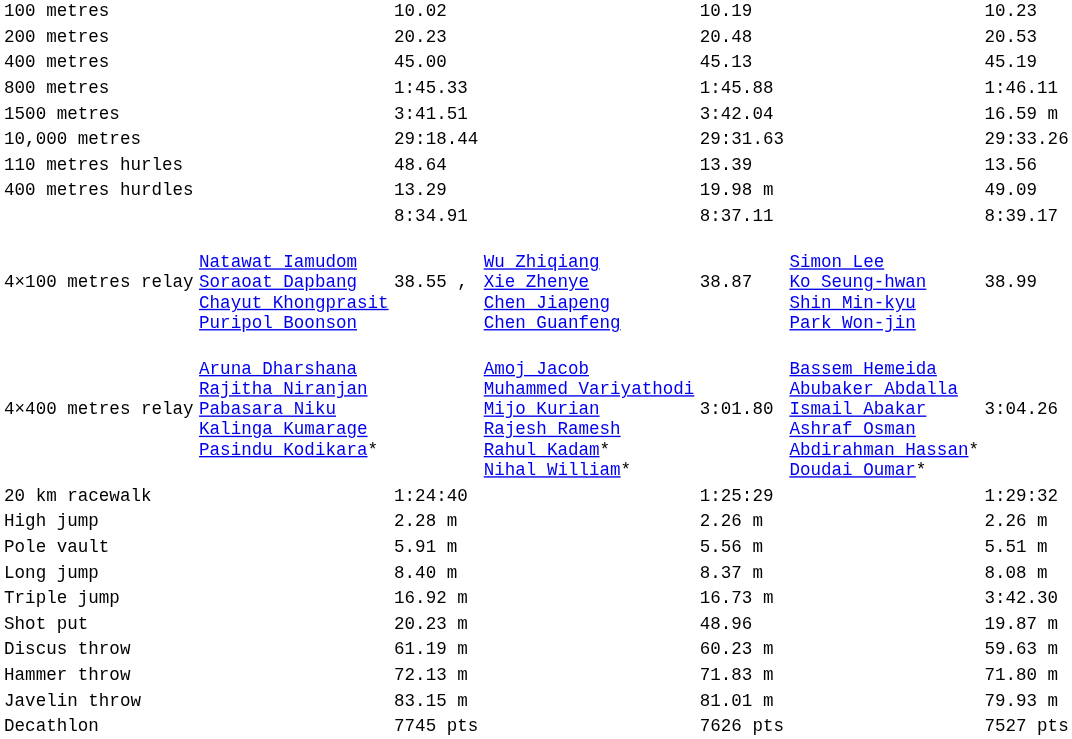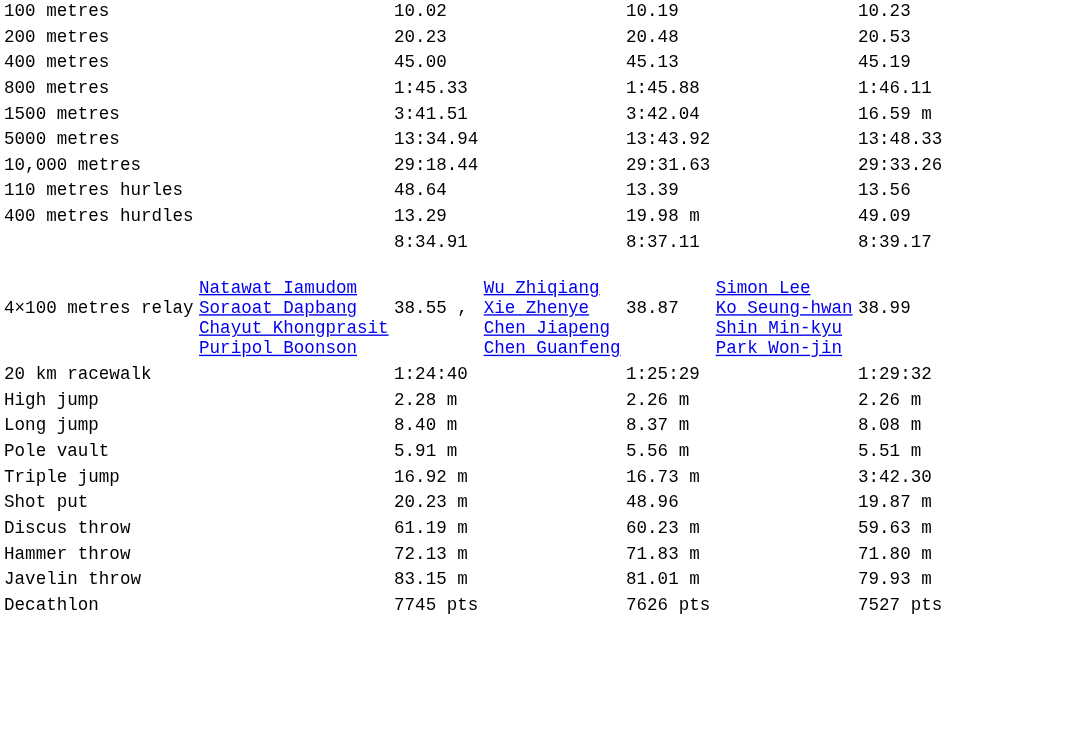+ row: (62, 139)
- row: (99, 409)
rows swapped: (57, 547) <-> (51, 573)
